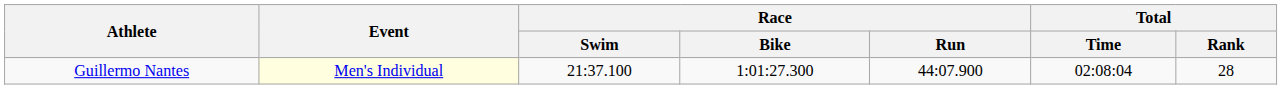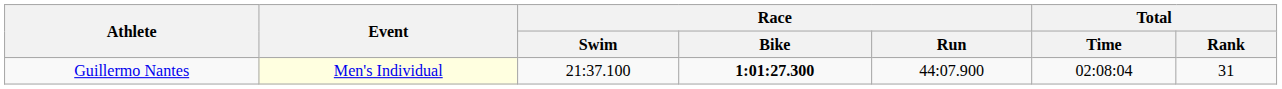(775, 71) normal -> (775, 71) bold
(1226, 71) 28 -> (1226, 71) 31
